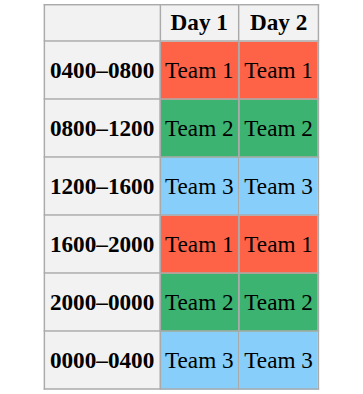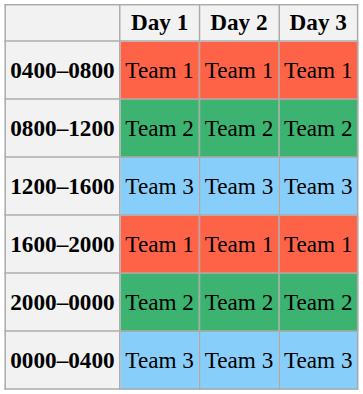+ column: (318, 22)
